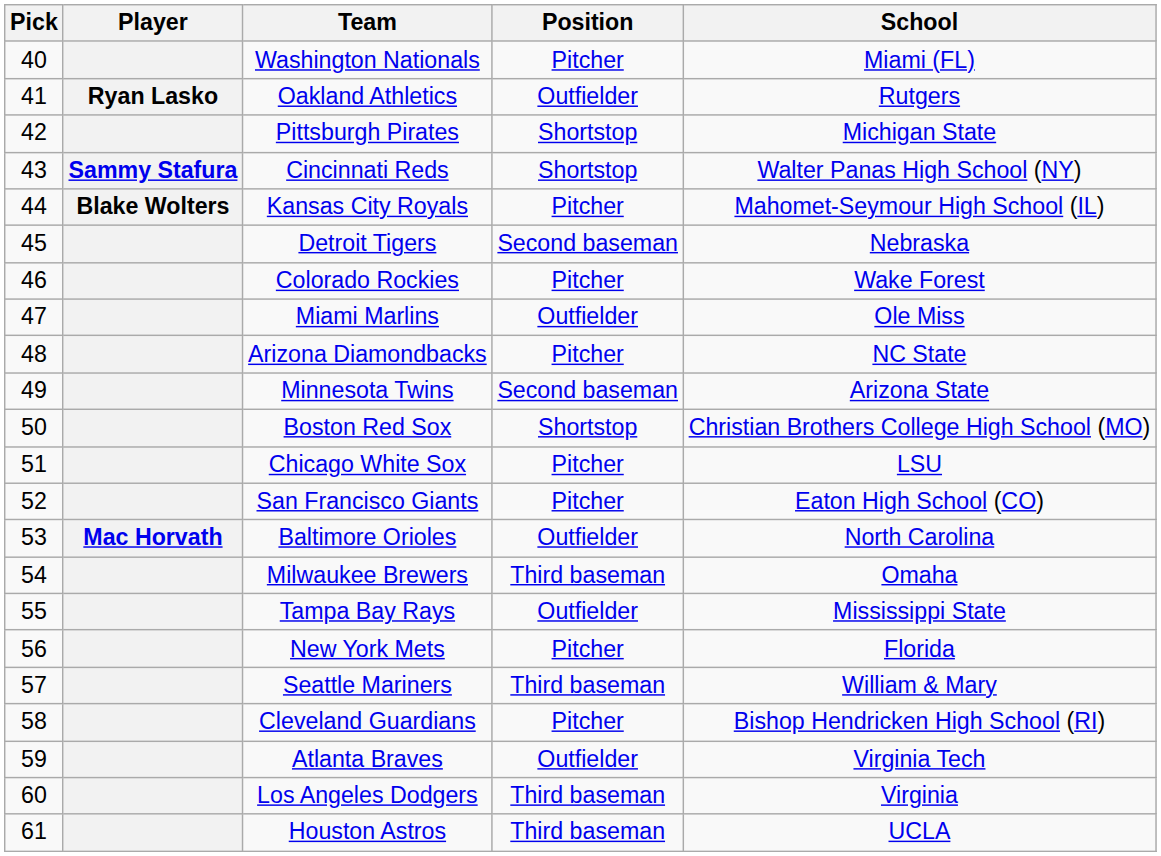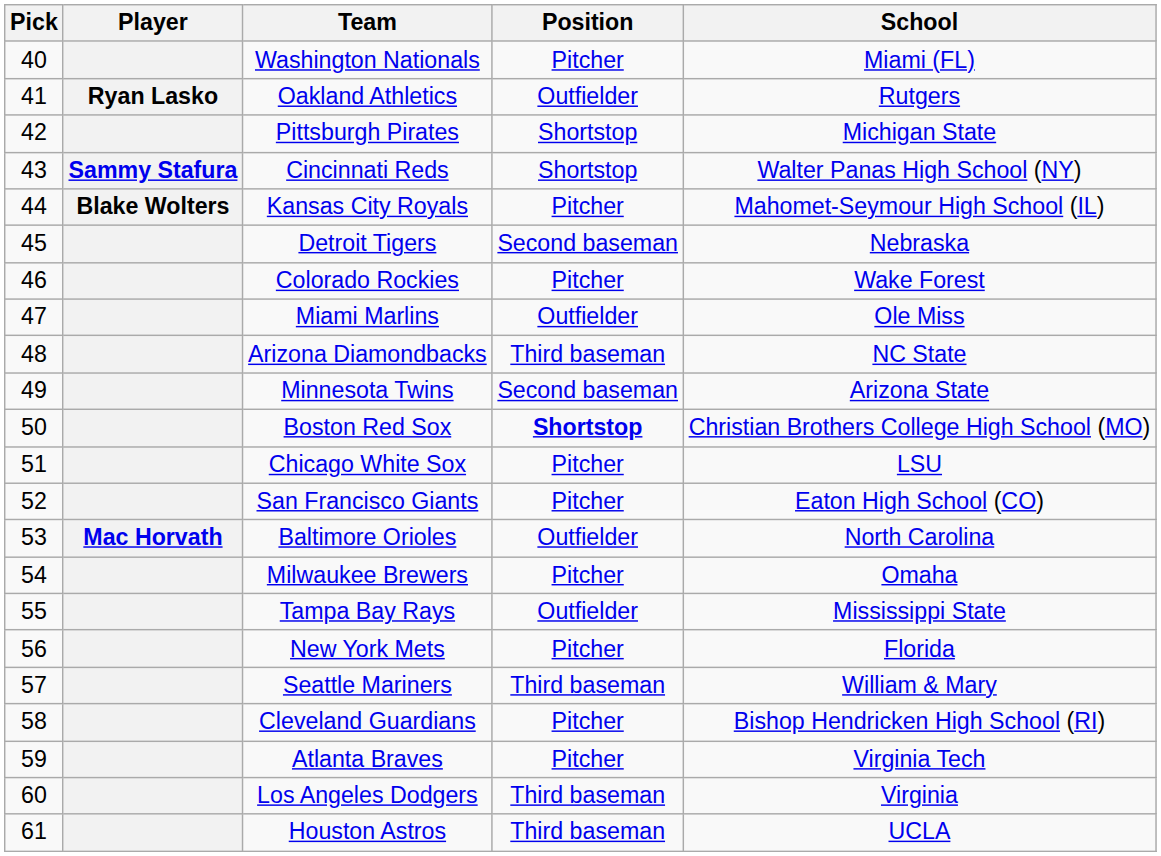(588, 354) Pitcher -> (588, 354) Third baseman
(588, 427) normal -> (588, 427) bold
(588, 574) Third baseman -> (588, 574) Pitcher
(588, 758) Outfielder -> (588, 758) Pitcher
